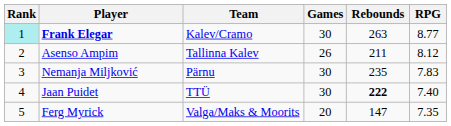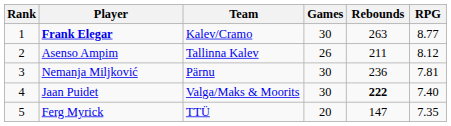(22, 33) paleturquoise background -> (22, 33) no background
(378, 72) 235 -> (378, 72) 236
(428, 72) 7.83 -> (428, 72) 7.81
(198, 92) TTÜ -> (243, 92) Valga/Maks & Moorits
(243, 111) Valga/Maks & Moorits -> (198, 111) TTÜ
